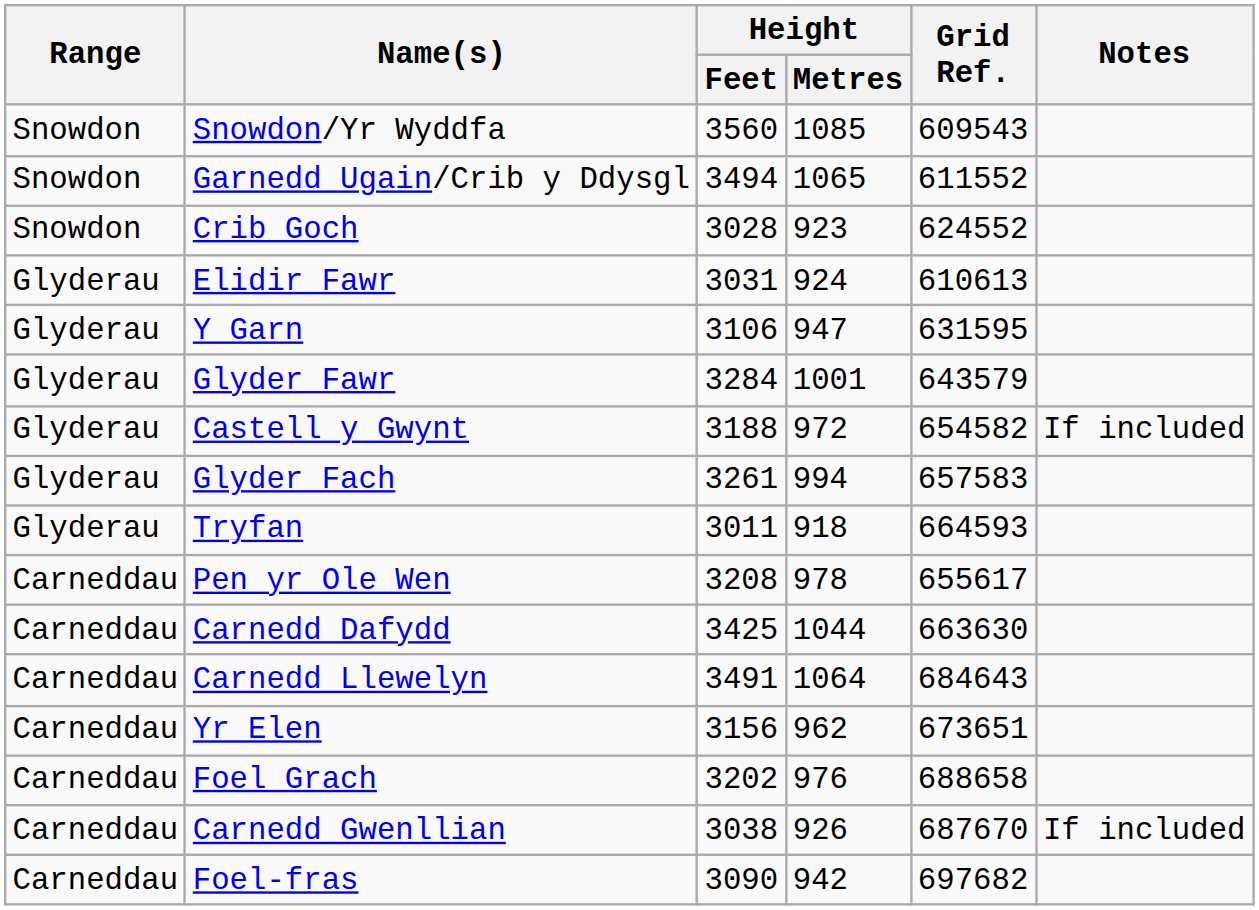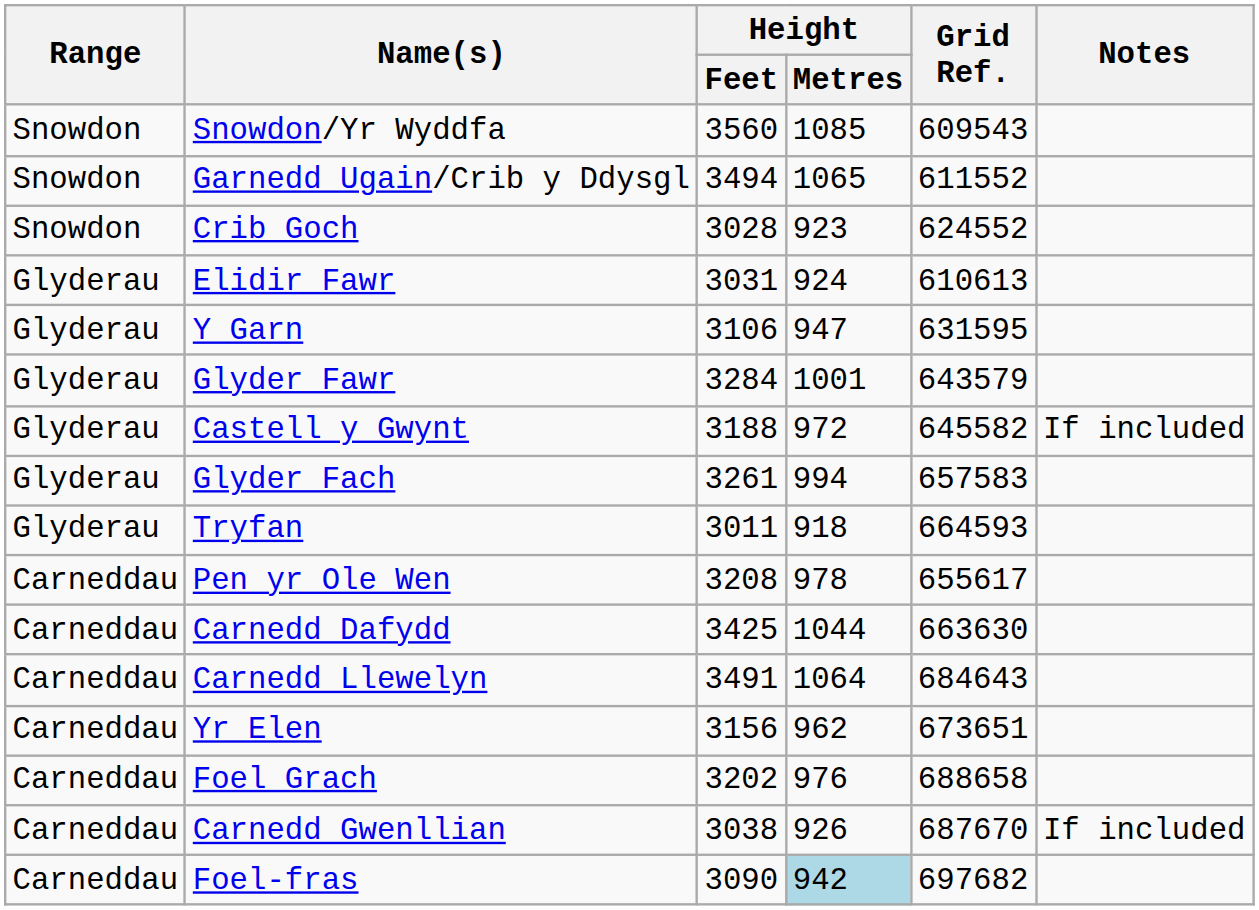(973, 430) 654582 -> (973, 430) 645582
(820, 880) no background -> (820, 880) lightblue background
